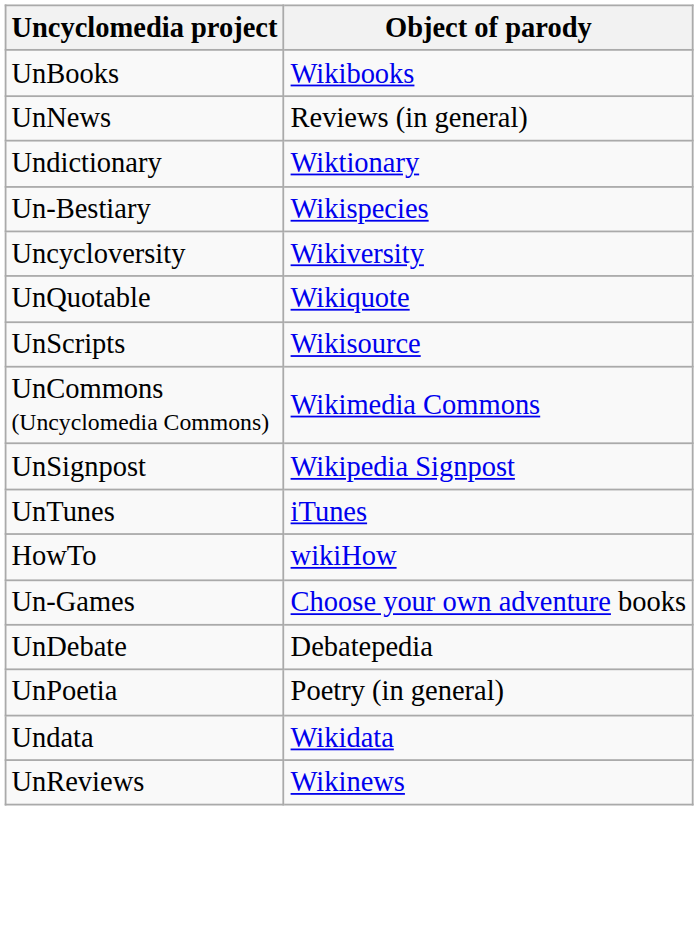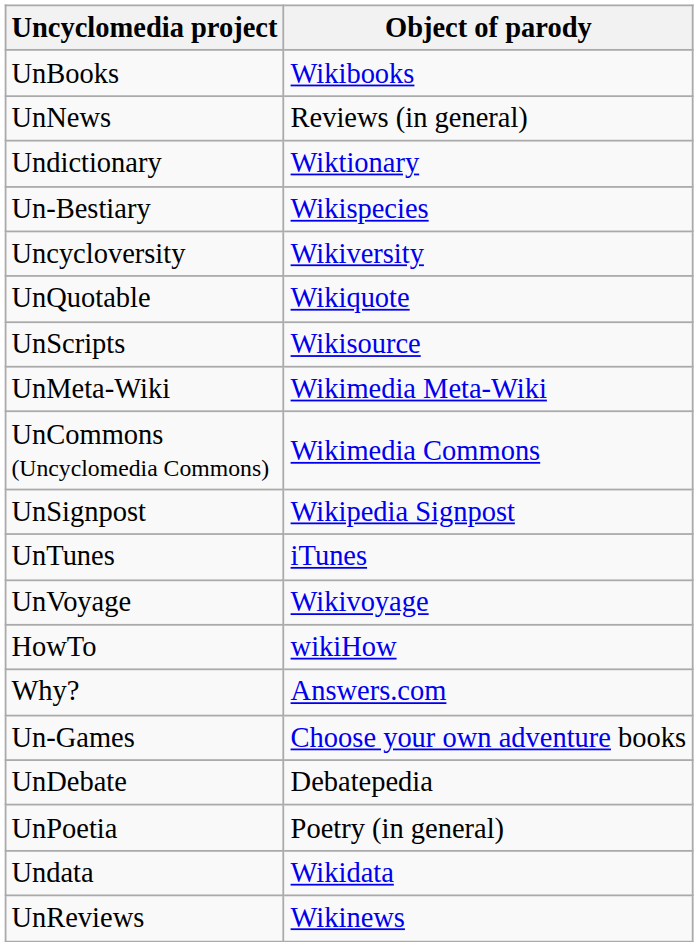+ row: (91, 388)
+ row: (71, 601)
+ row: (45, 691)
